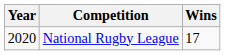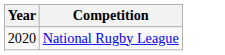- column: (201, 15)
